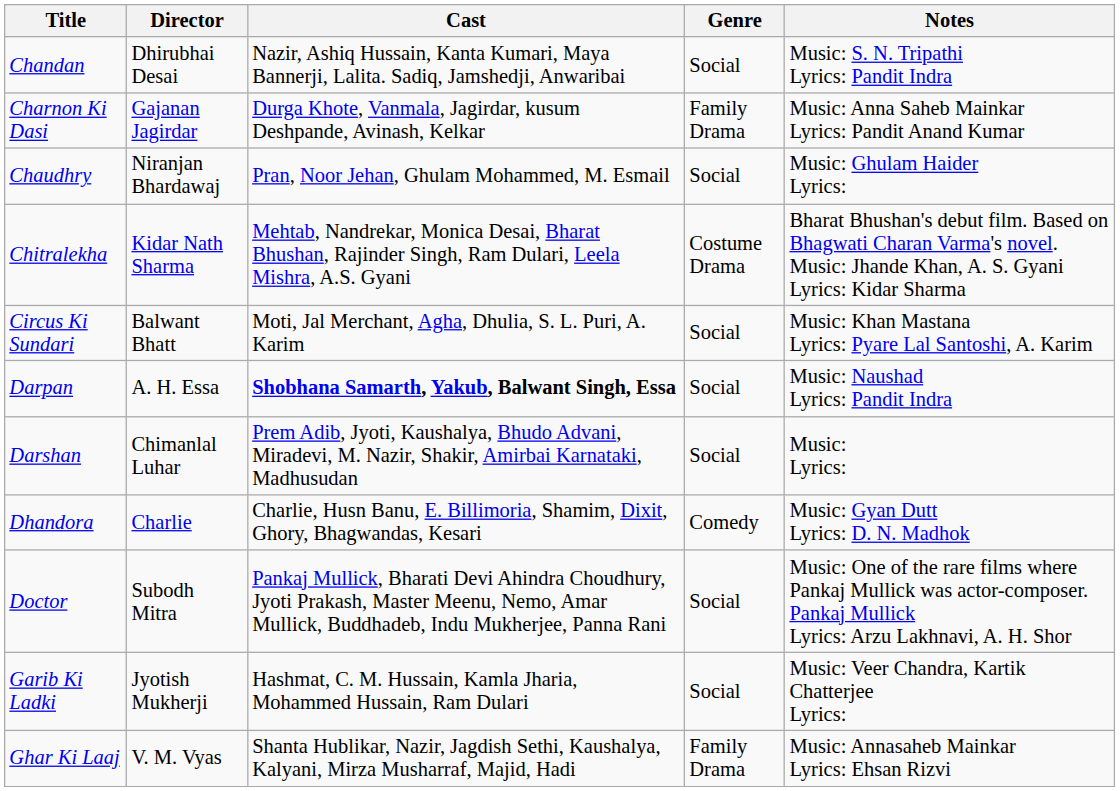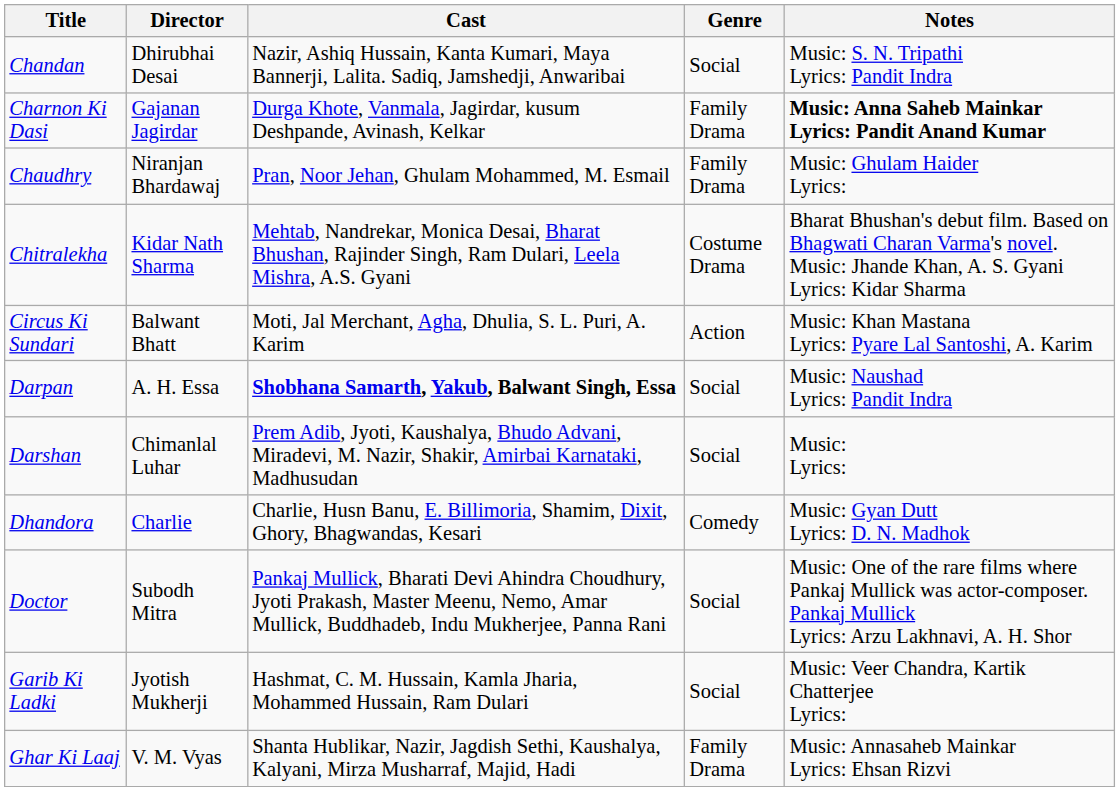(907, 120) normal -> (918, 120) bold
(715, 175) Social -> (718, 175) Family Drama
(715, 332) Social -> (717, 332) Action
